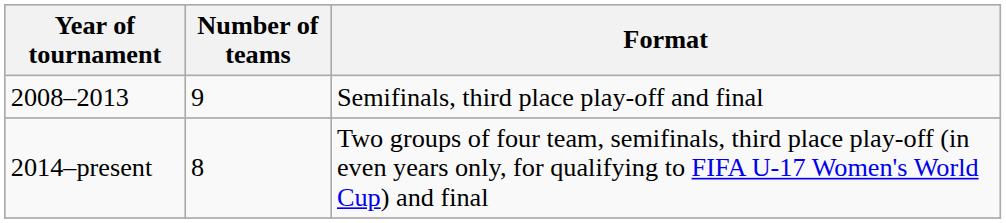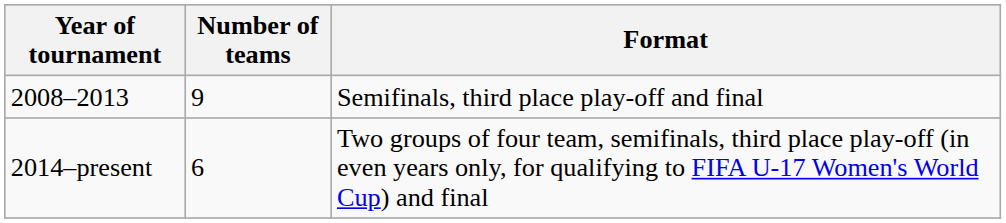(198, 167) 8 -> (198, 167) 6
